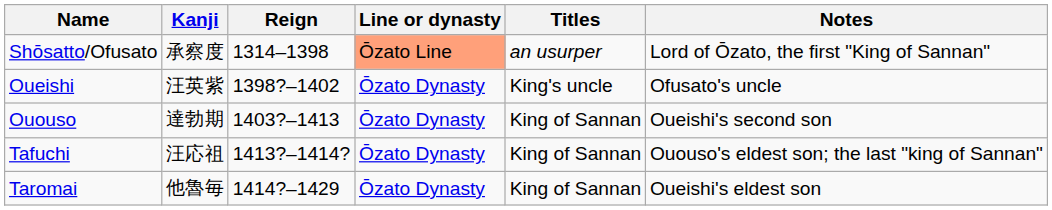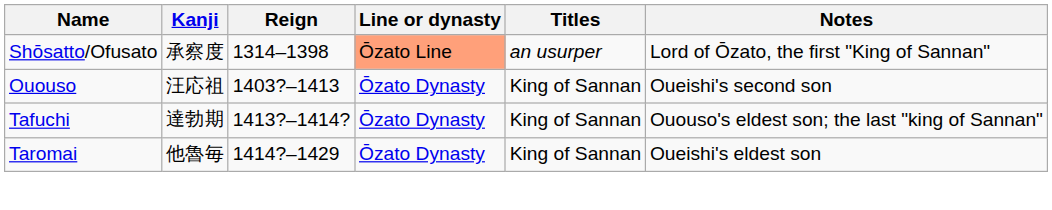- row: (42, 86)
(195, 119) 達勃期 -> (195, 85) 汪応祖
(195, 153) 汪応祖 -> (195, 119) 達勃期
